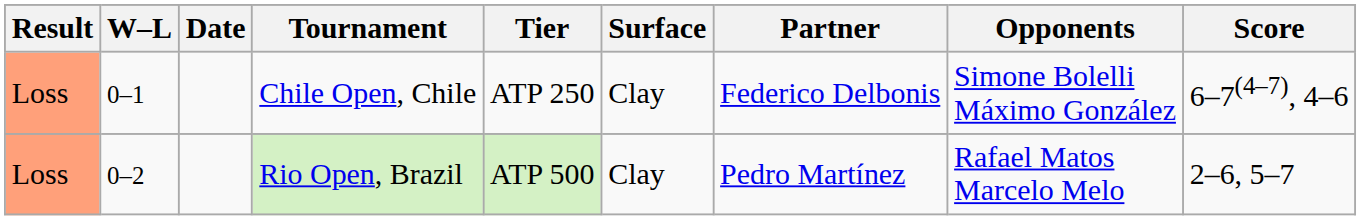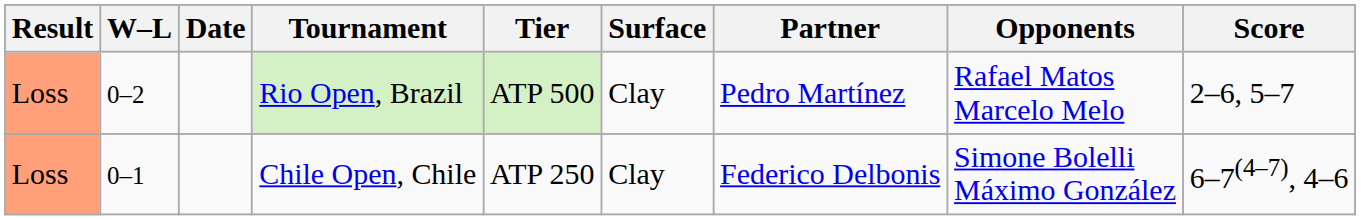rows swapped: (368, 92) <-> (361, 173)
